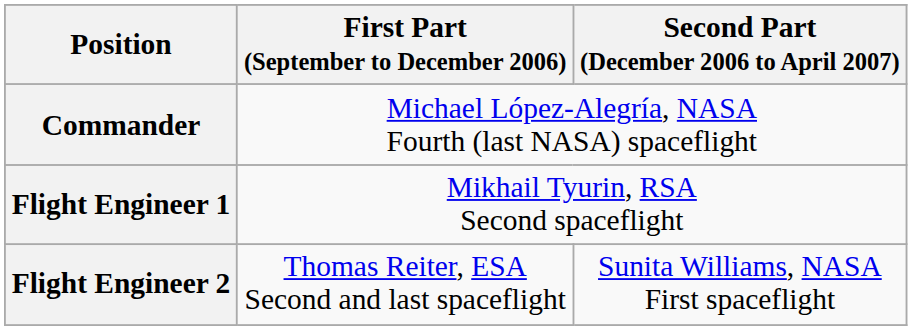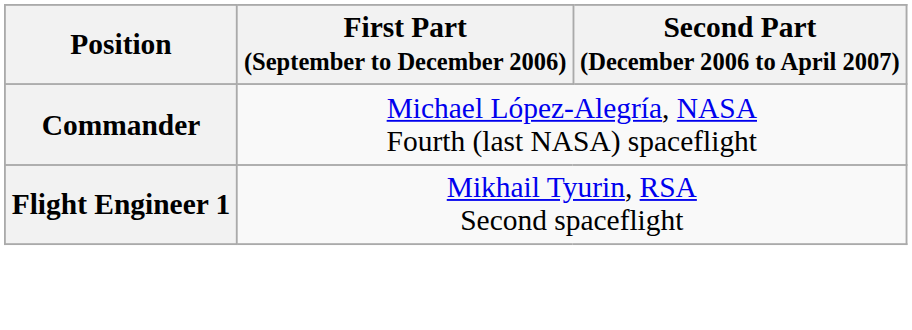- row: (121, 283)
